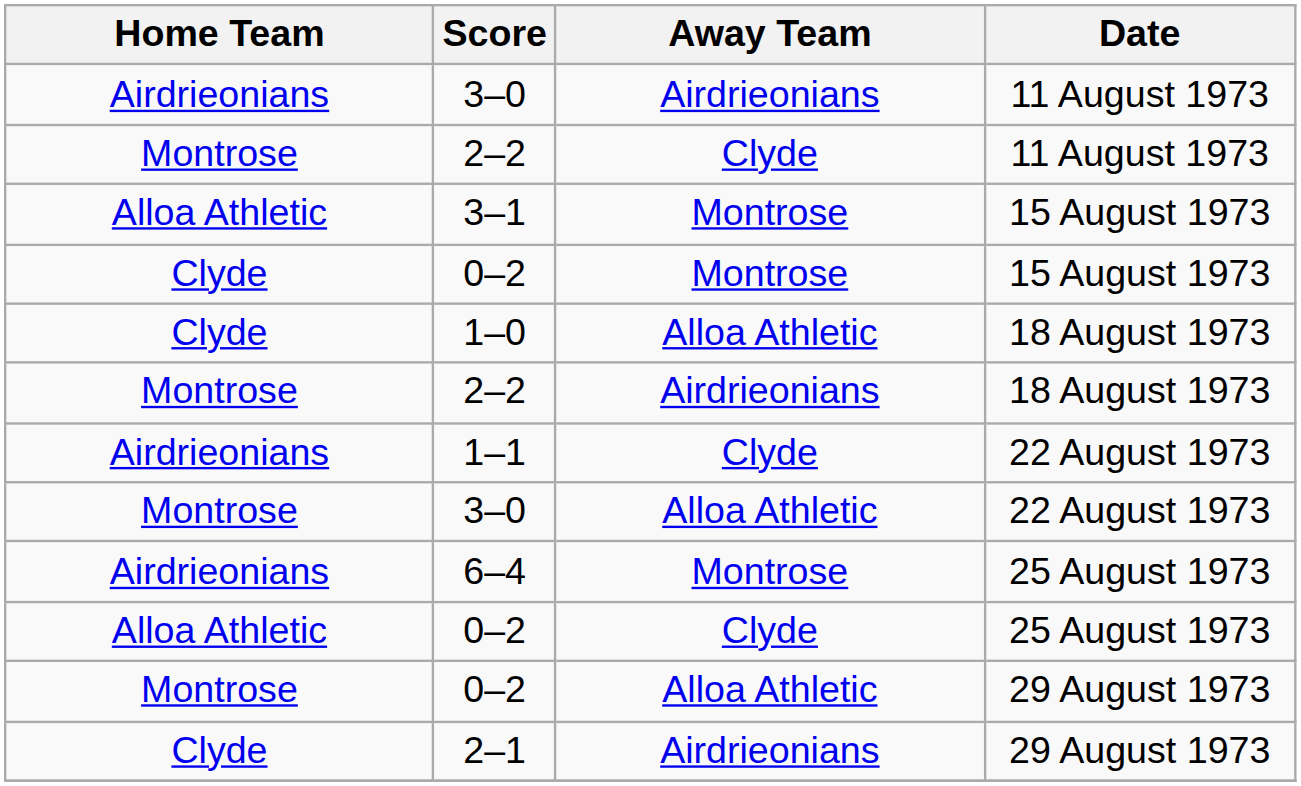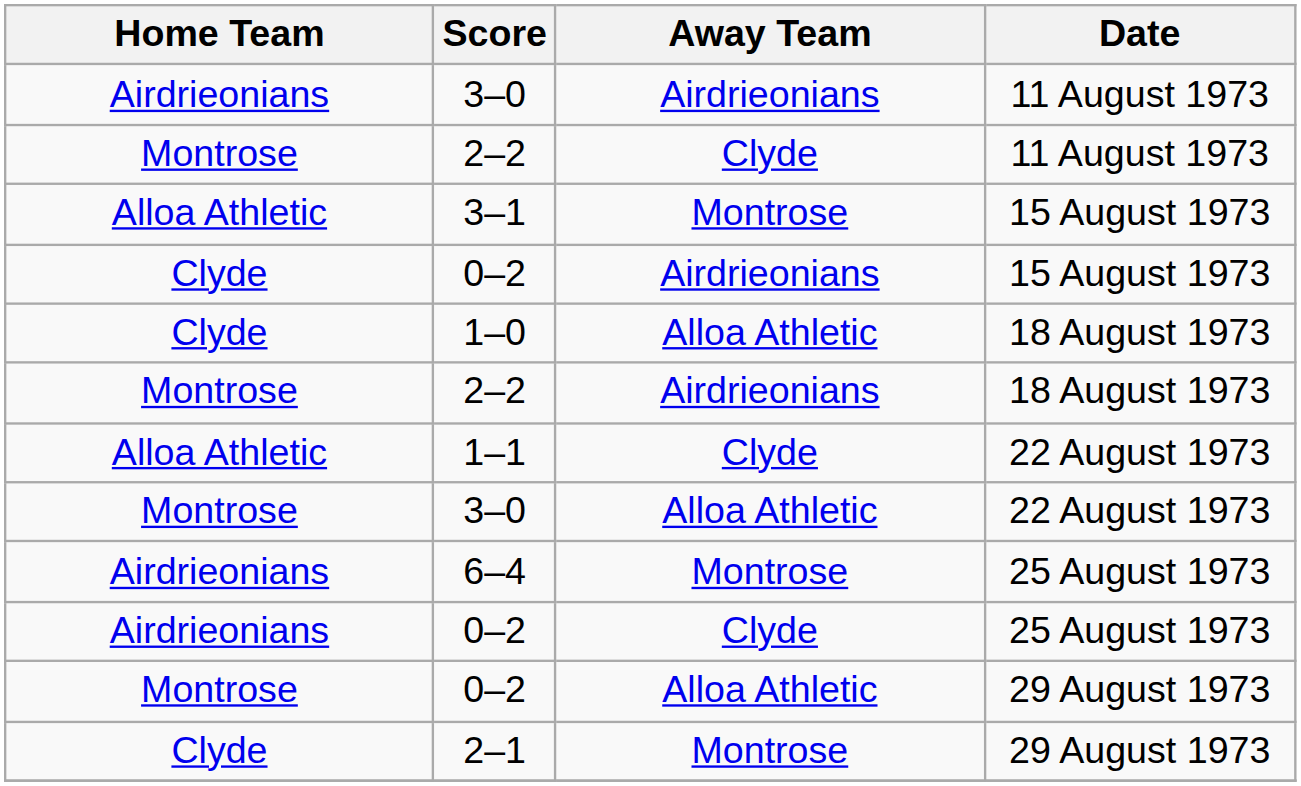(770, 272) Montrose -> (770, 272) Airdrieonians
(219, 451) Airdrieonians -> (219, 451) Alloa Athletic
(219, 630) Alloa Athletic -> (219, 630) Airdrieonians
(770, 749) Airdrieonians -> (770, 749) Montrose
